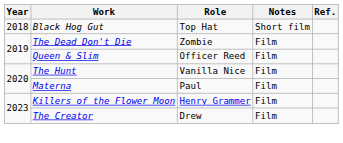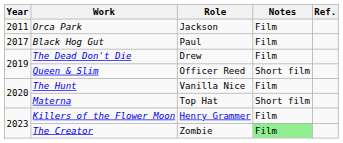+ row: (57, 27)
(17, 27) 2018 -> (17, 41) 2017
(199, 27) Top Hat -> (191, 41) Paul
(283, 27) Short film -> (266, 41) Film
(196, 41) Zombie -> (191, 56) Drew
(266, 56) Film -> (283, 71) Short film
(191, 86) Paul -> (199, 101) Top Hat
(266, 86) Film -> (283, 101) Short film
(191, 116) Drew -> (196, 130) Zombie
(266, 116) no background -> (266, 130) lightgreen background
